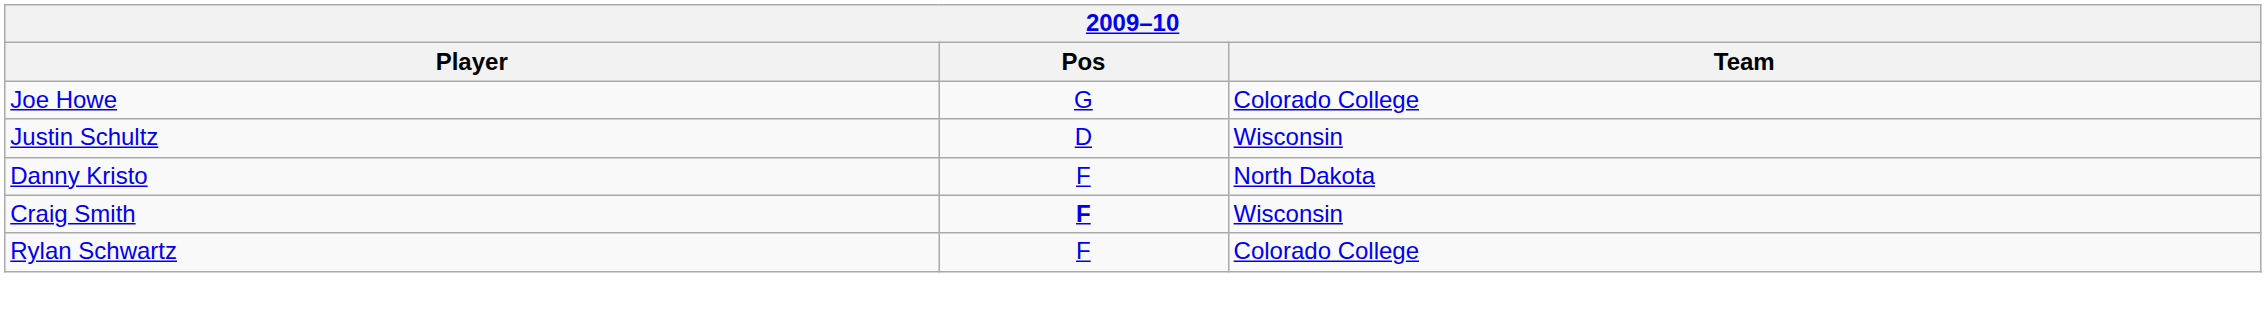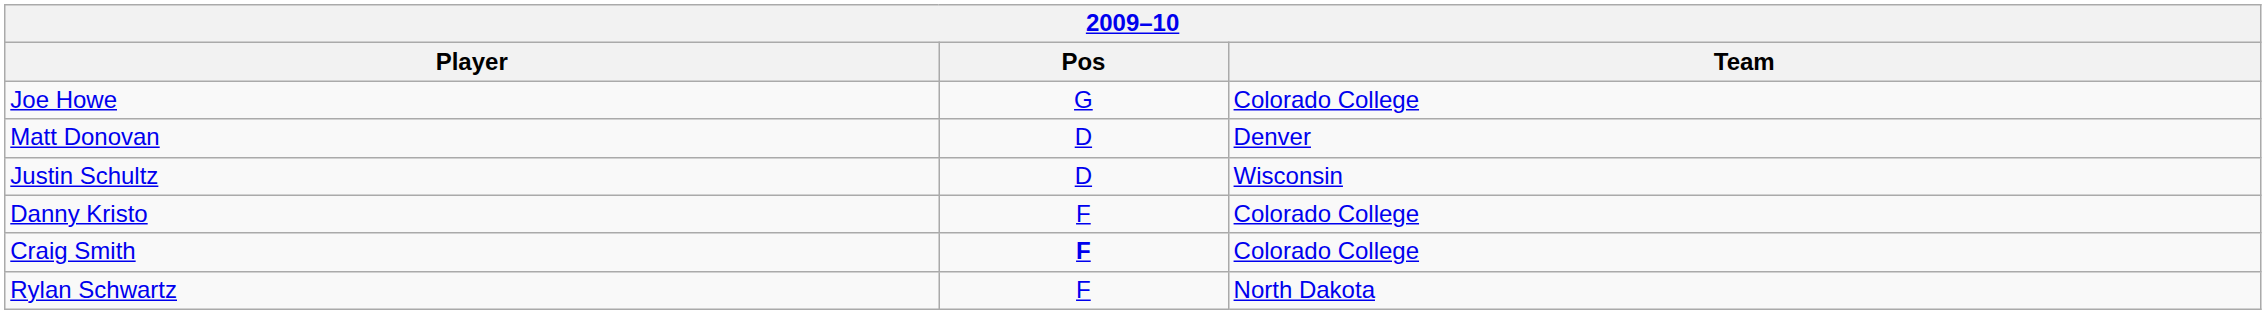+ row: (85, 137)
(1304, 175) North Dakota -> (1326, 213) Colorado College
(1288, 213) Wisconsin -> (1326, 251) Colorado College
(1326, 251) Colorado College -> (1304, 289) North Dakota
